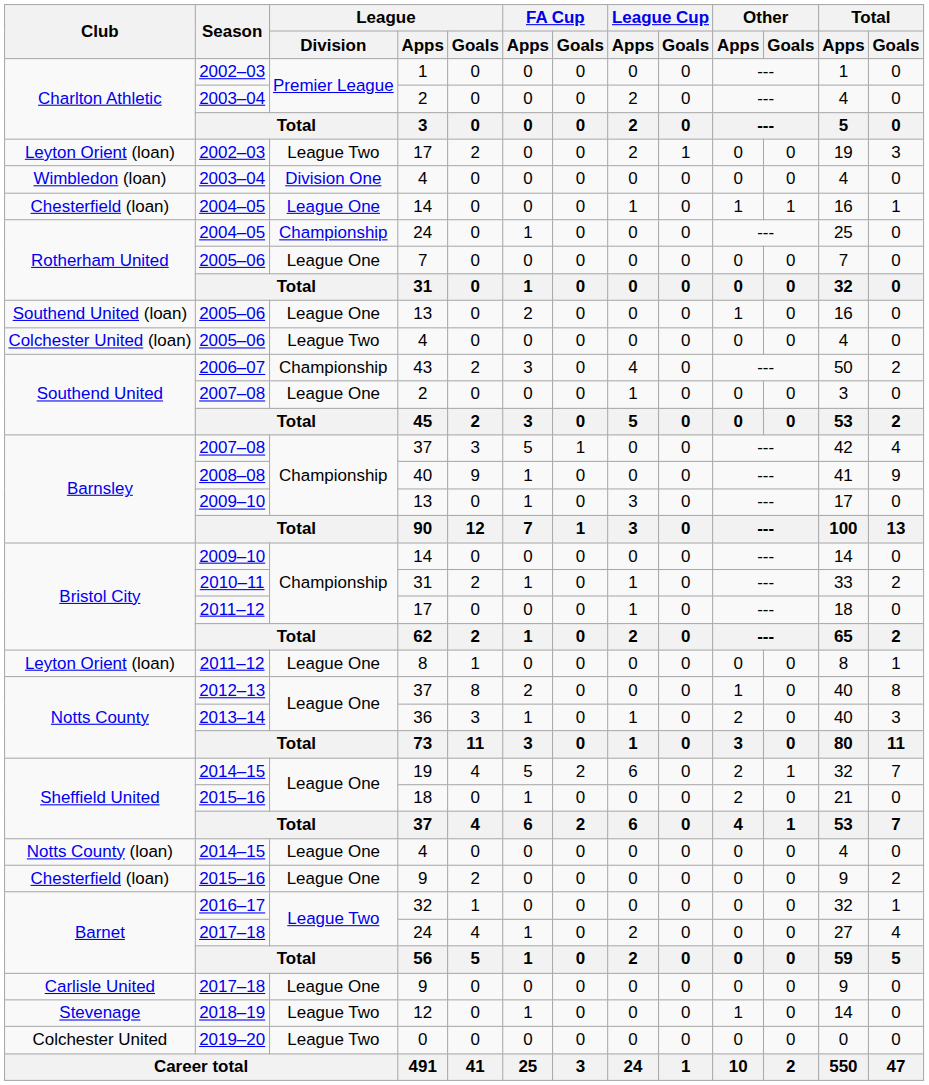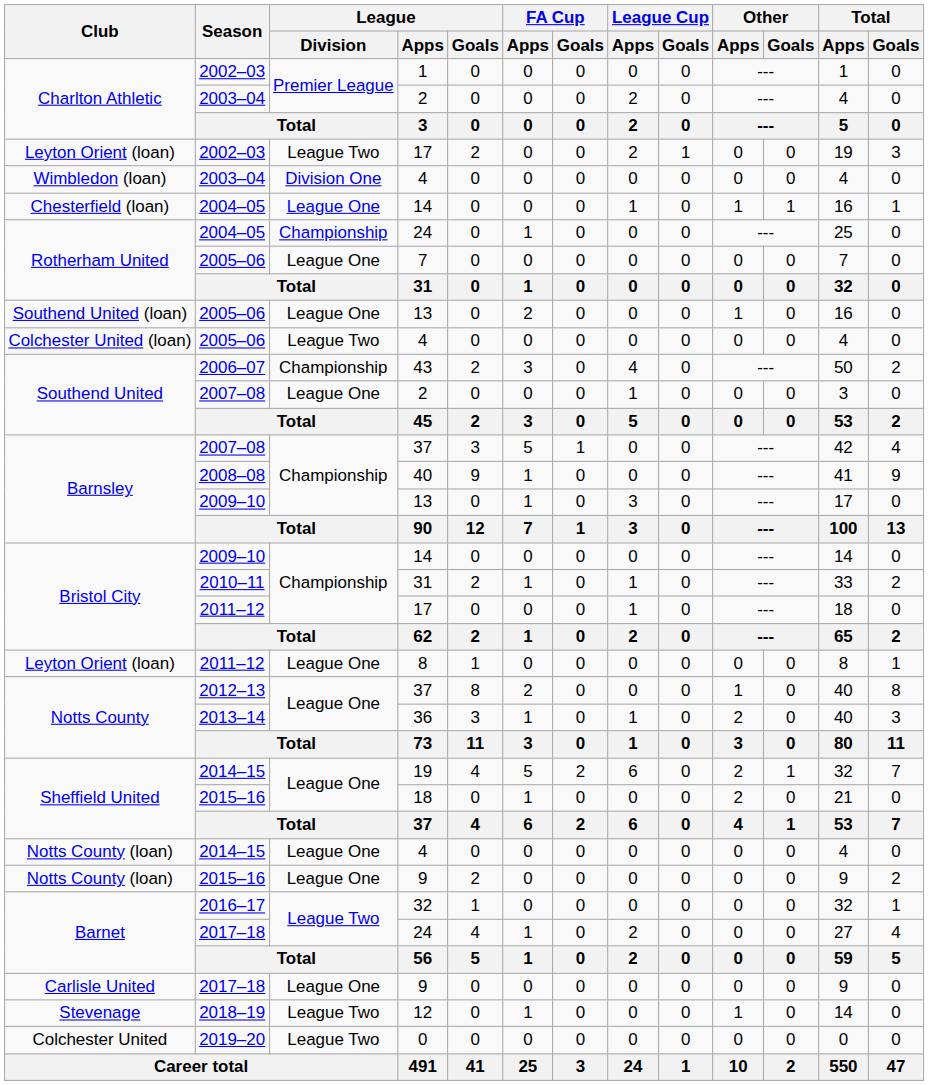(100, 878) Chesterfield (loan) -> (100, 878) Notts County (loan)
